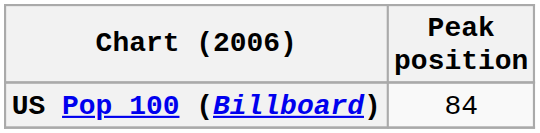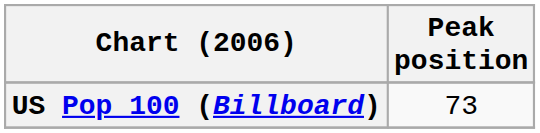(461, 106) 84 -> (461, 106) 73
